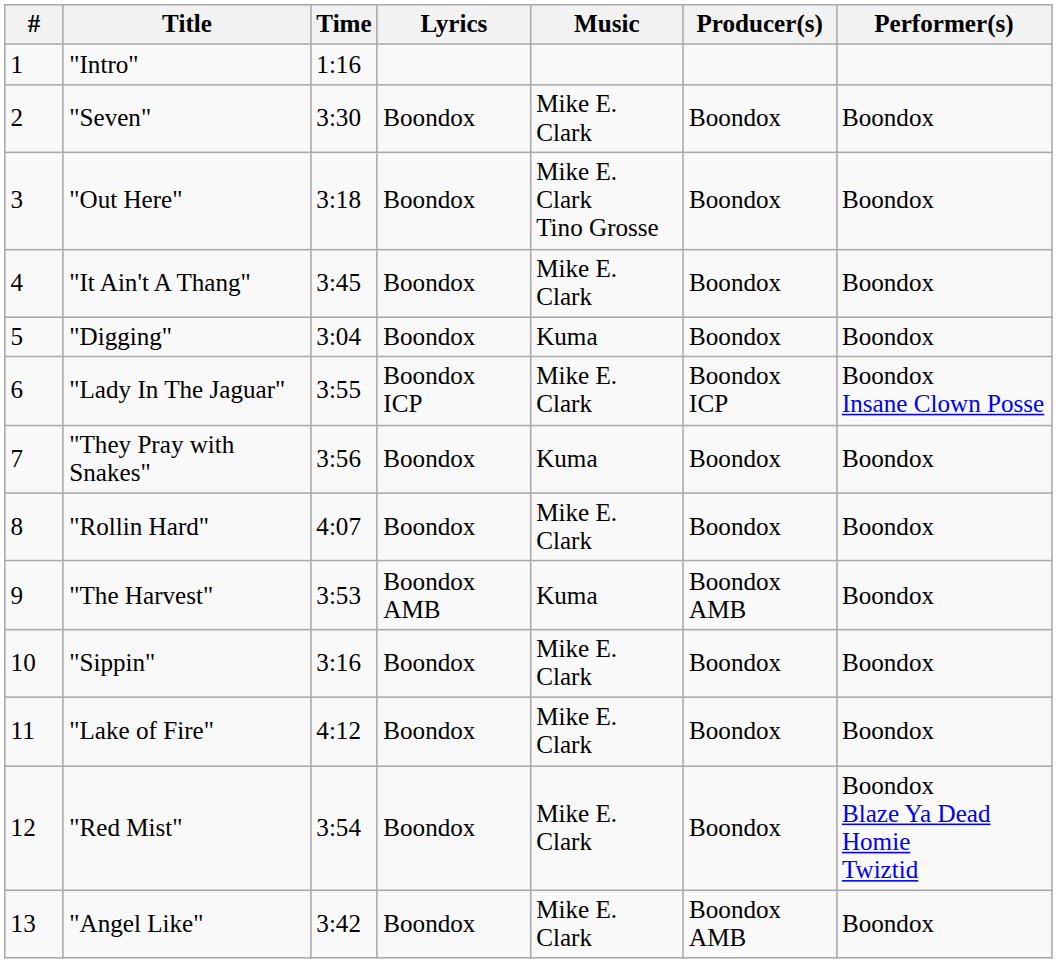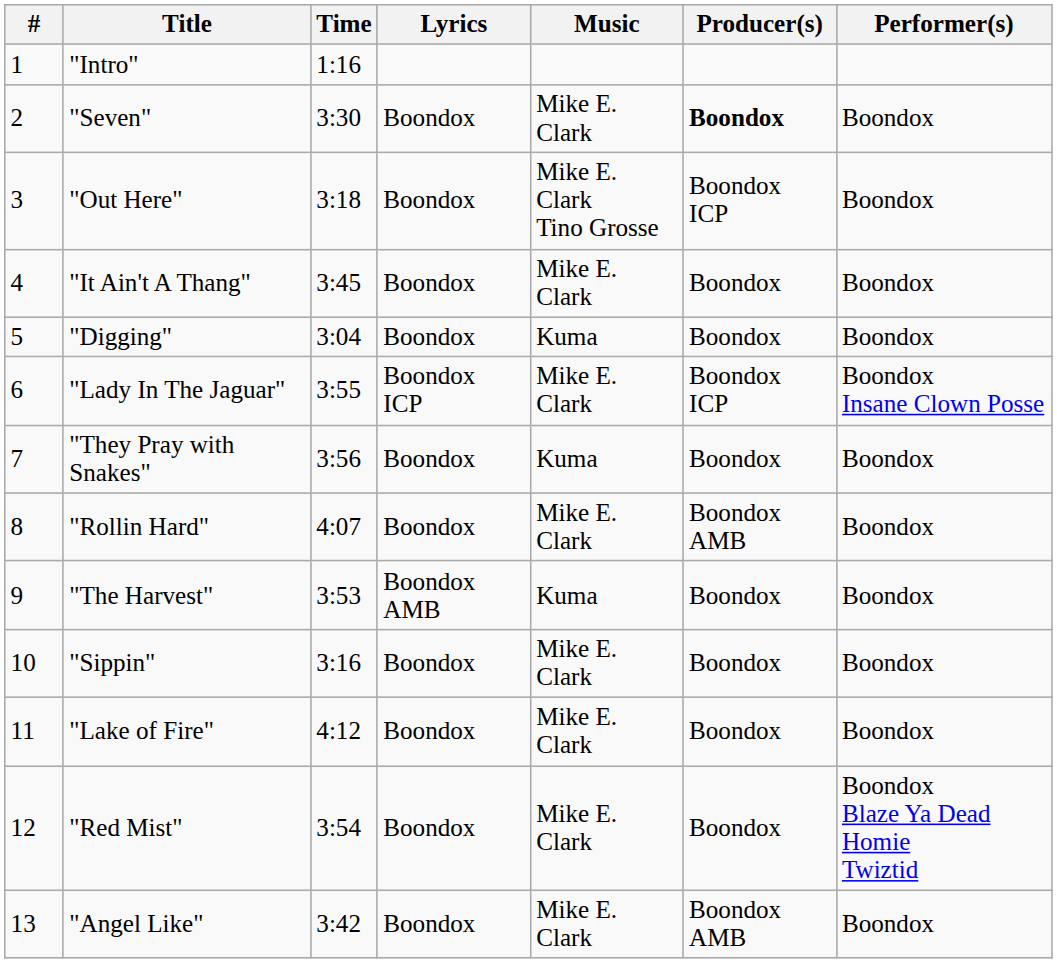(735, 118) normal -> (737, 118) bold
(735, 200) Boondox -> (735, 200) Boondox ICP
(735, 526) Boondox -> (735, 526) Boondox AMB
(735, 594) Boondox AMB -> (735, 594) Boondox
